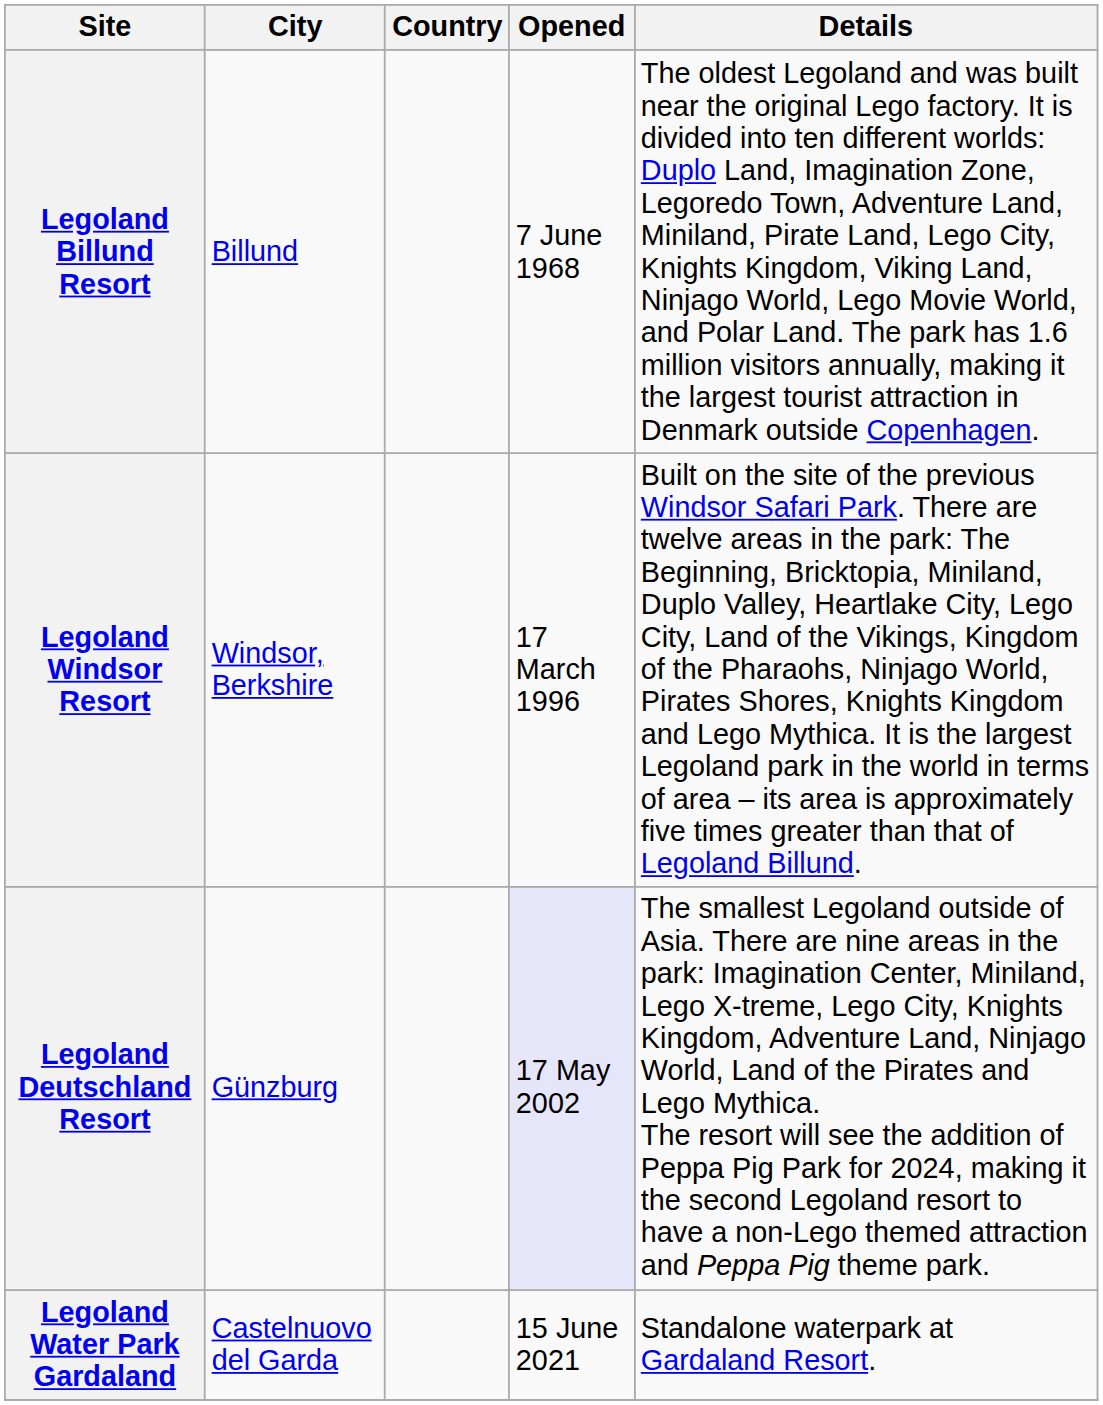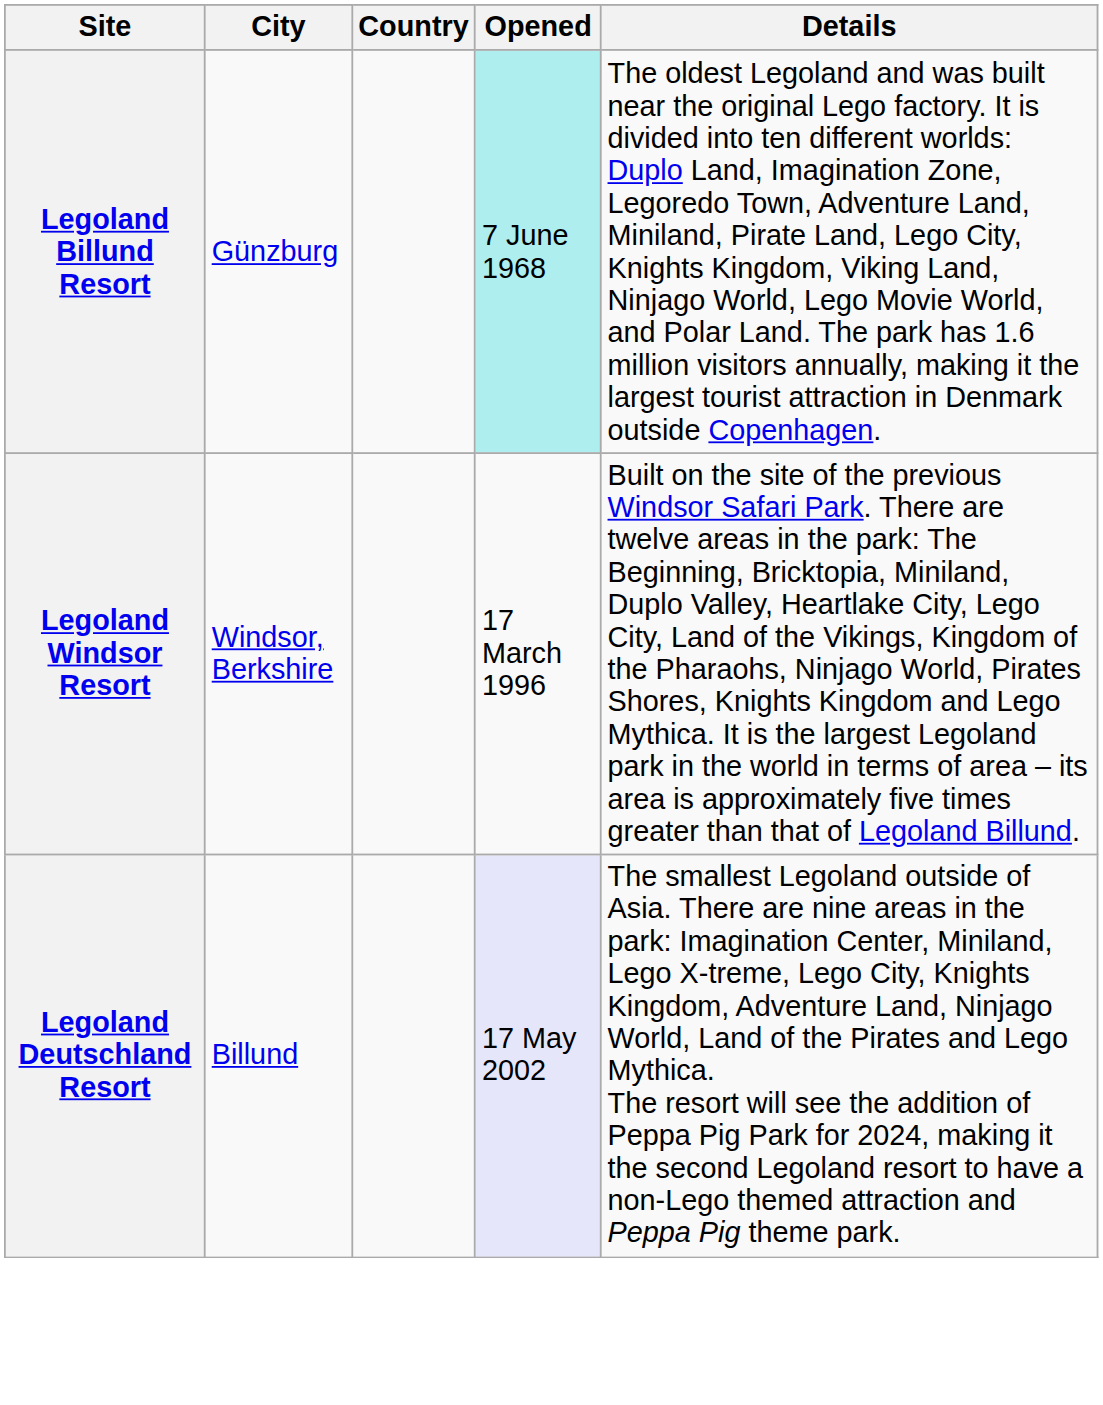(255, 251) Billund -> (275, 251) Günzburg
(559, 251) no background -> (525, 251) paleturquoise background
(275, 1087) Günzburg -> (255, 1055) Billund
- row: (105, 1344)
